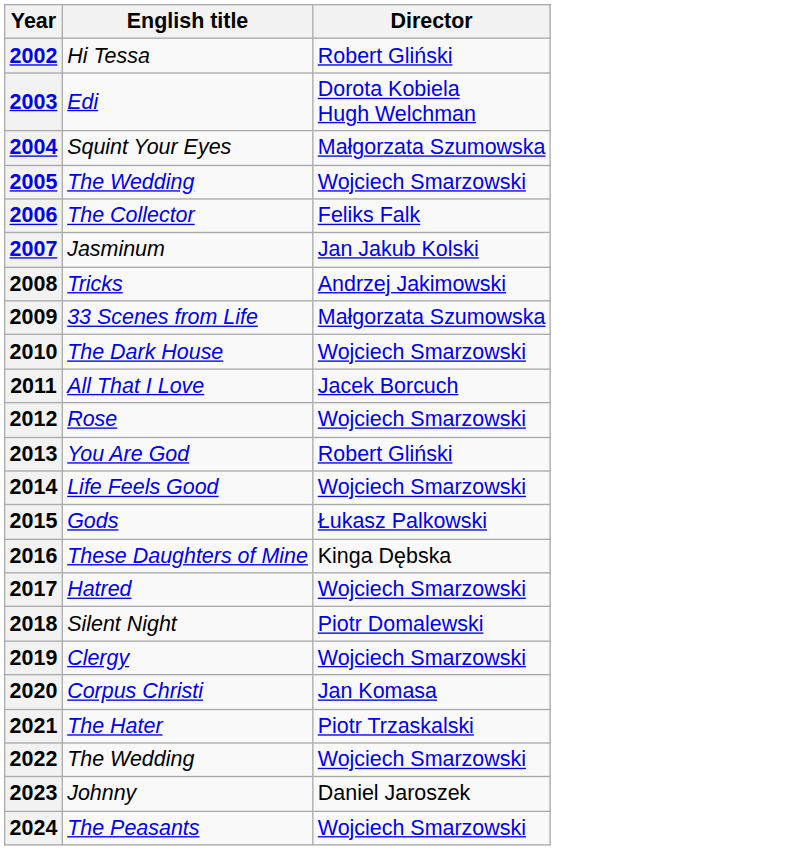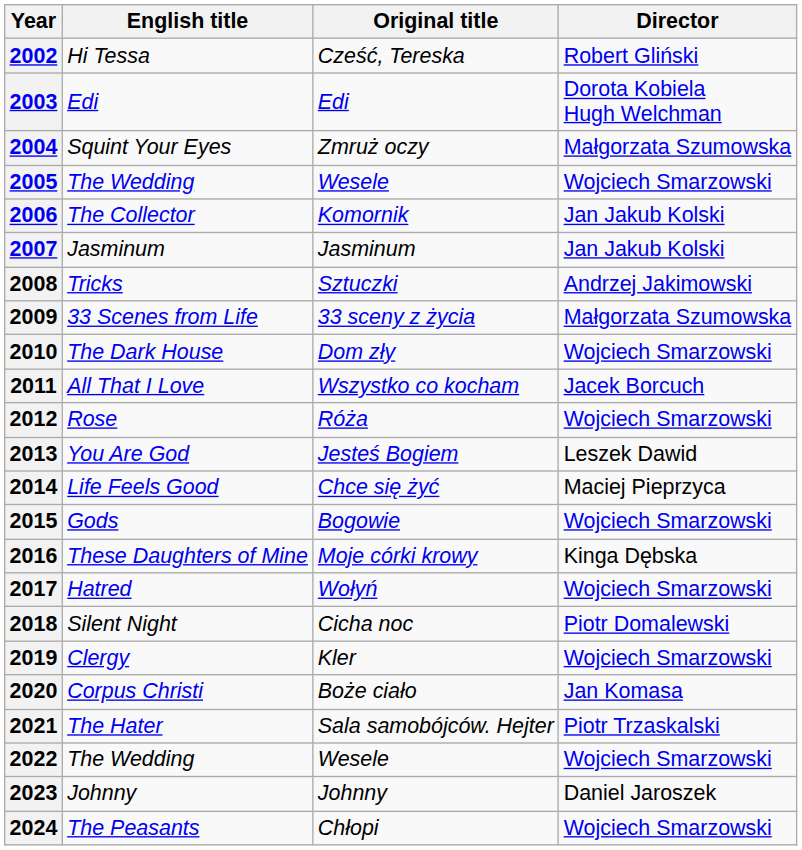+ column: (436, 21)
(369, 215) Feliks Falk -> (644, 215) Jan Jakub Kolski
(385, 453) Robert Gliński -> (630, 453) Leszek Dawid
(422, 487) Wojciech Smarzowski -> (645, 487) Maciej Pieprzyca
(402, 521) Łukasz Palkowski -> (668, 521) Wojciech Smarzowski
